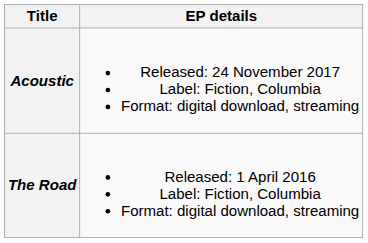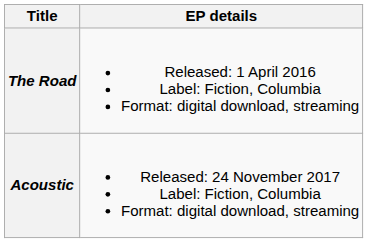rows swapped: (42, 185) <-> (42, 80)
